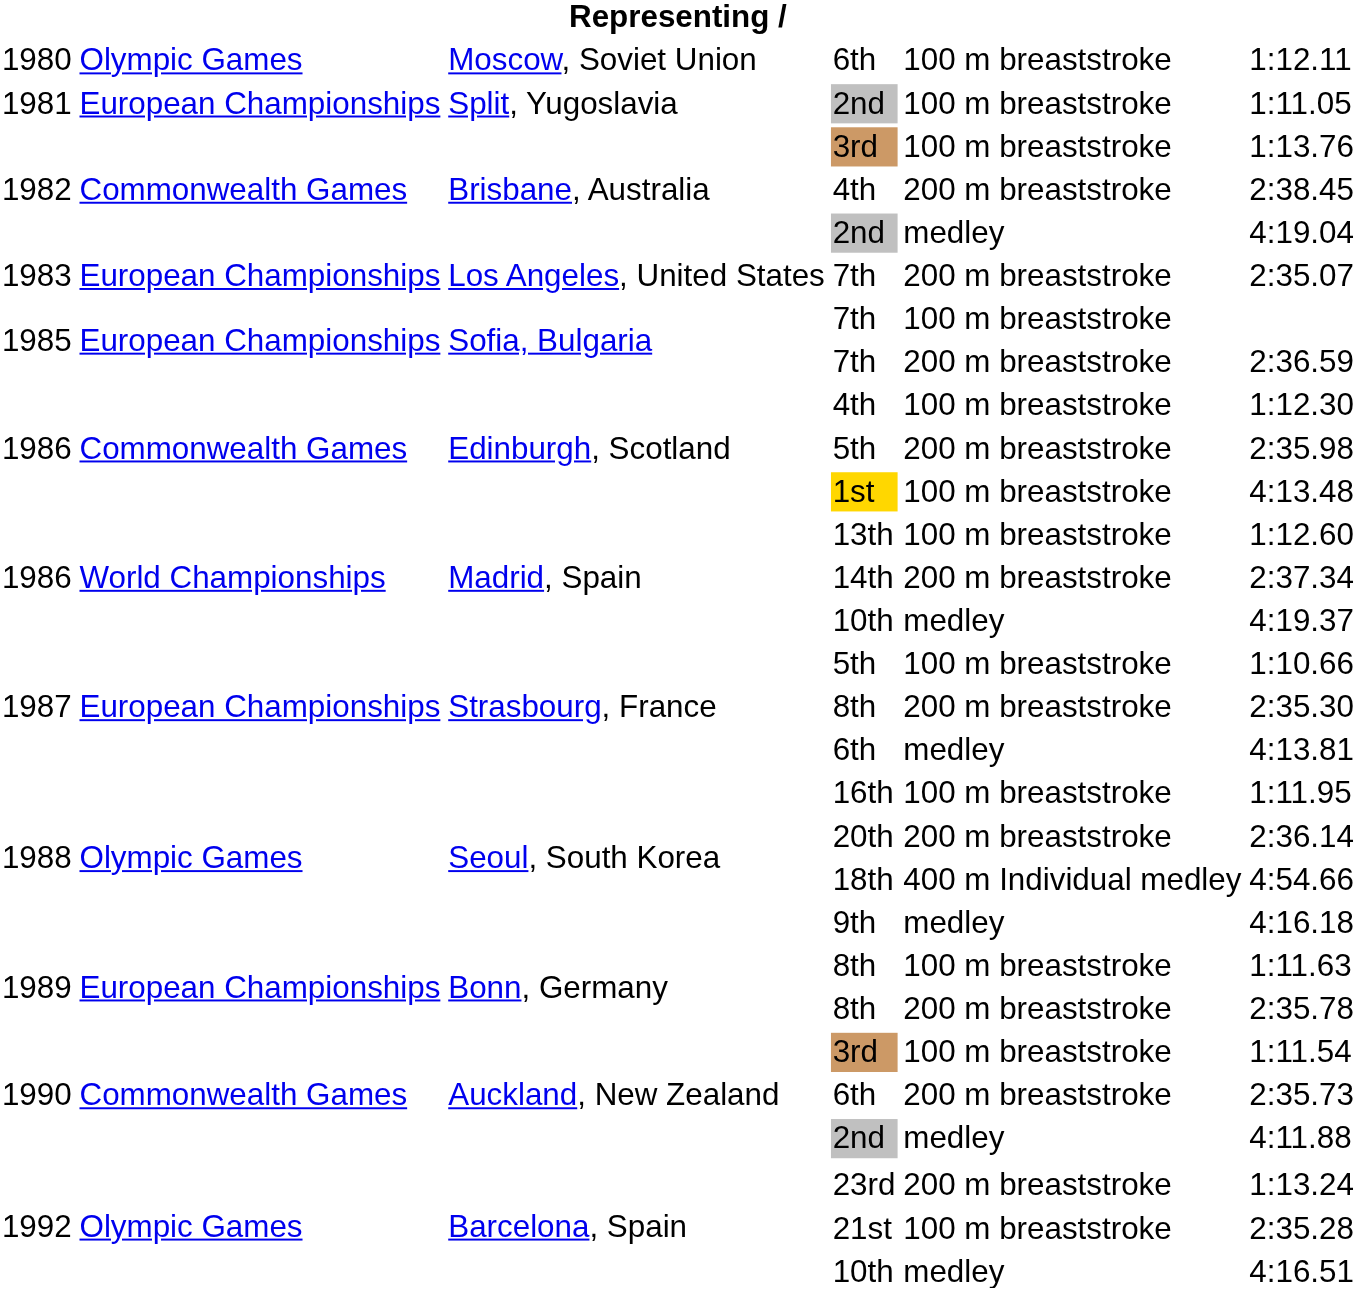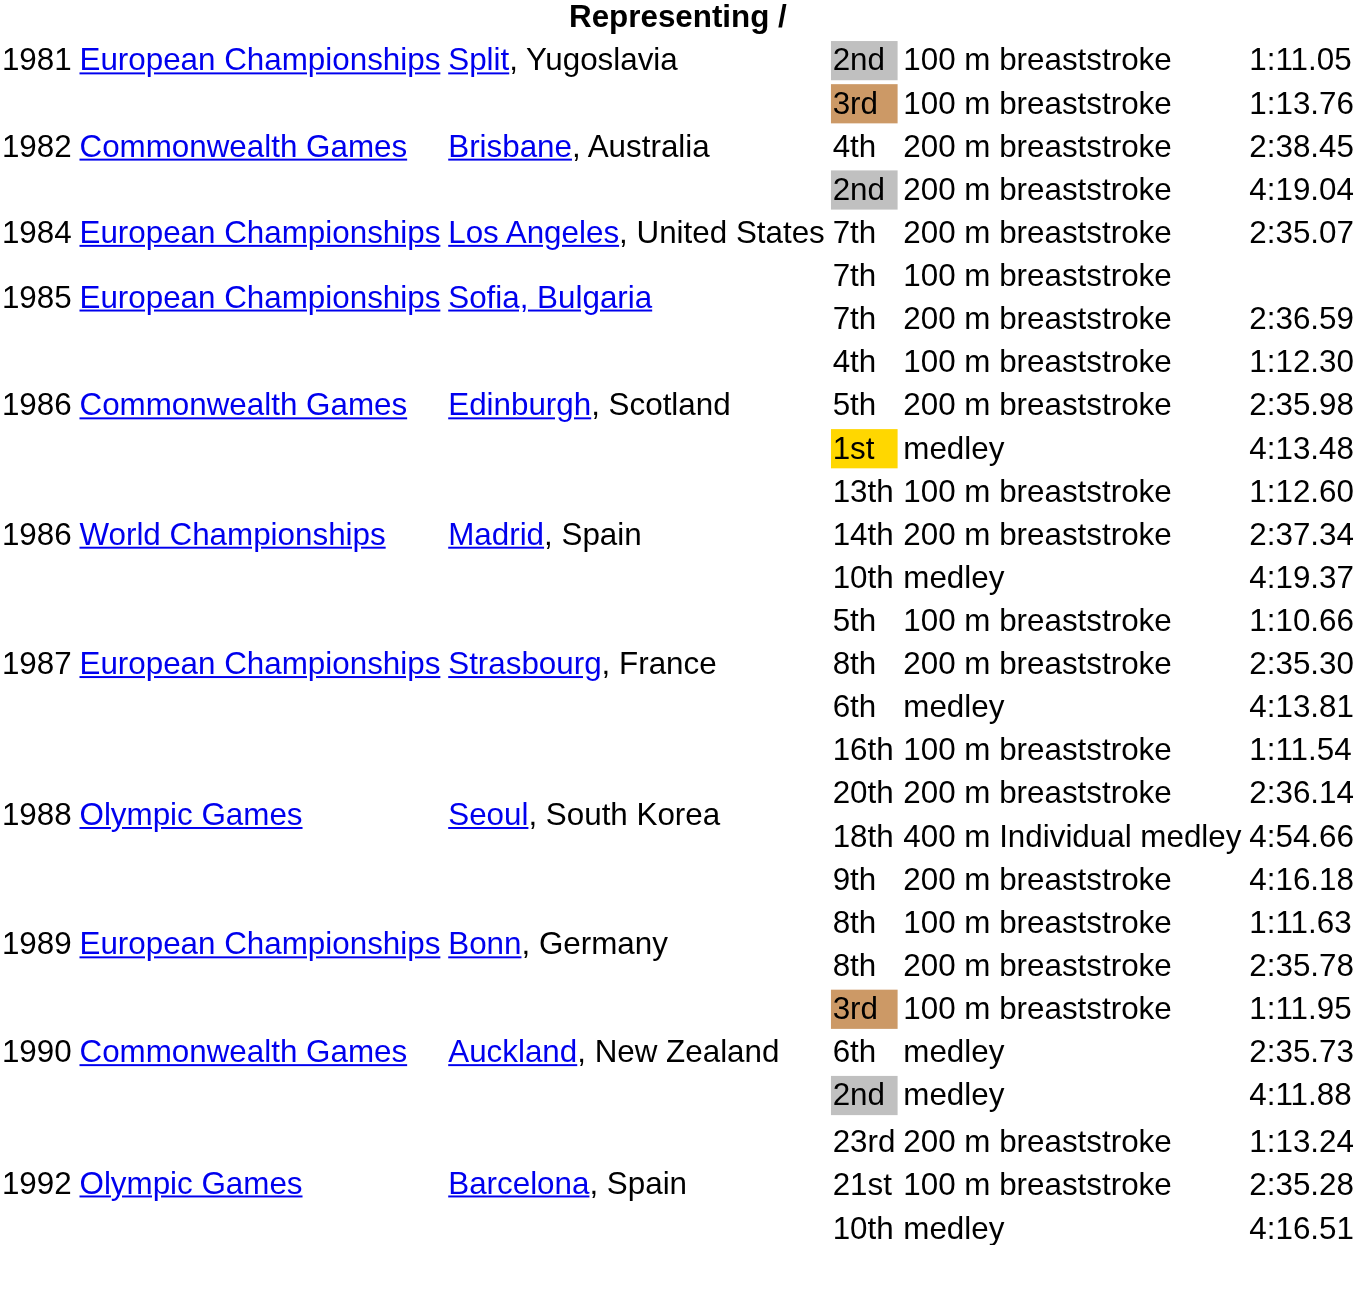- row: (602, 60)
(954, 232) medley -> (1037, 189) 200 m breaststroke
(37, 275) 1983 -> (37, 232) 1984
(1037, 491) 100 m breaststroke -> (954, 448) medley
(1300, 793) 1:11.95 -> (1300, 750) 1:11.54
(954, 922) medley -> (1037, 879) 200 m breaststroke
(1300, 1051) 1:11.54 -> (1300, 1008) 1:11.95
(1037, 1095) 200 m breaststroke -> (954, 1051) medley
